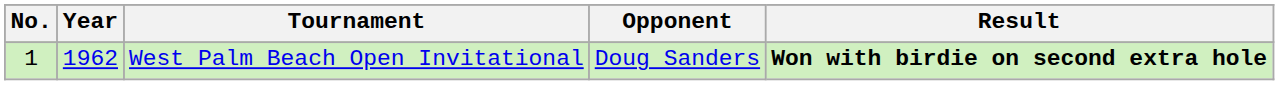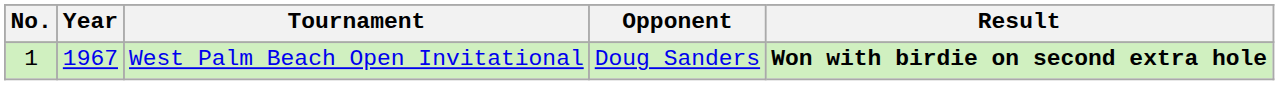(90, 61) 1962 -> (90, 61) 1967
